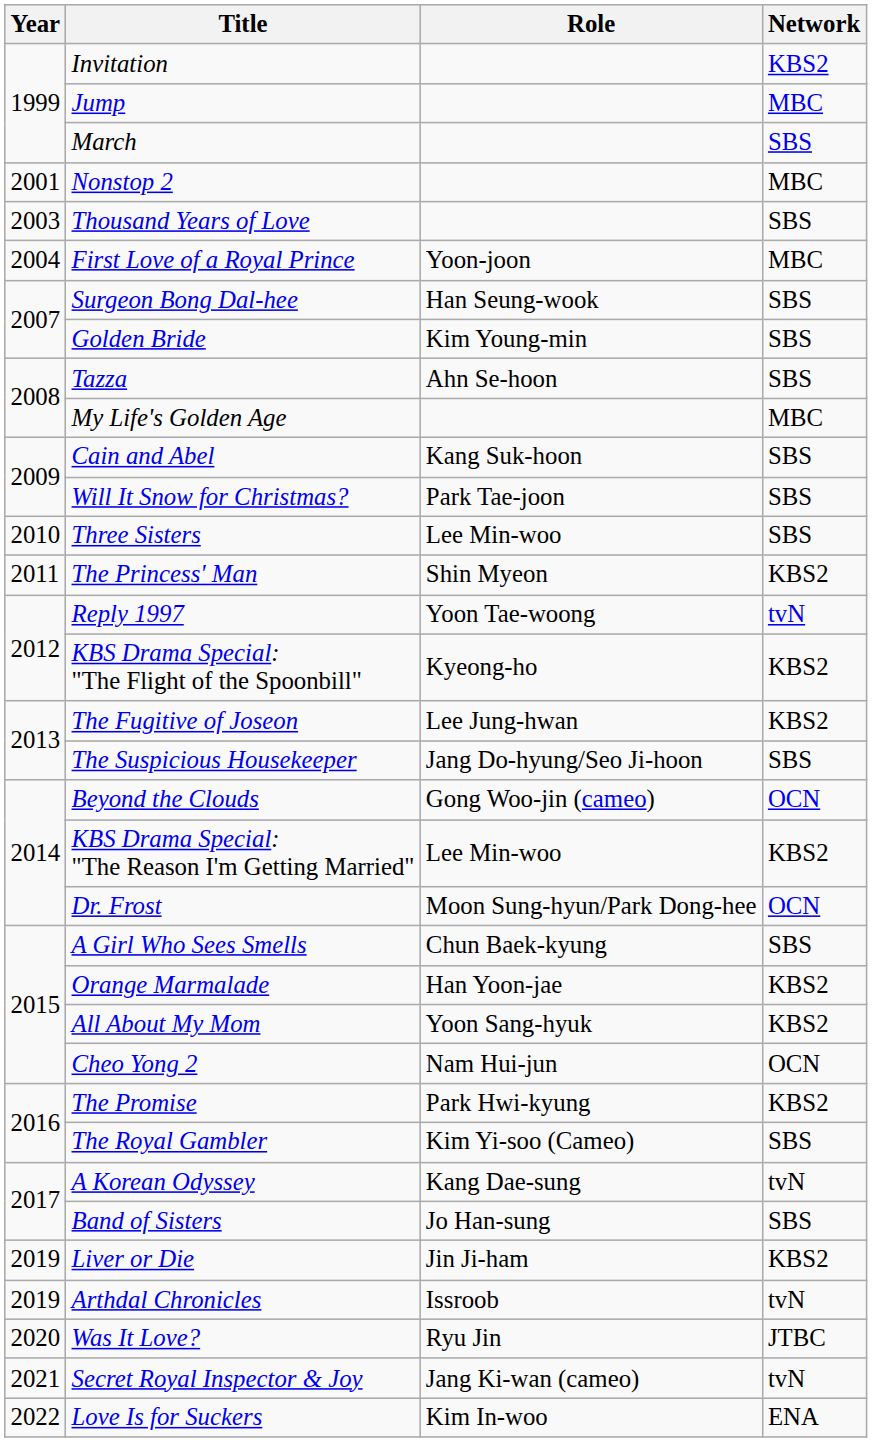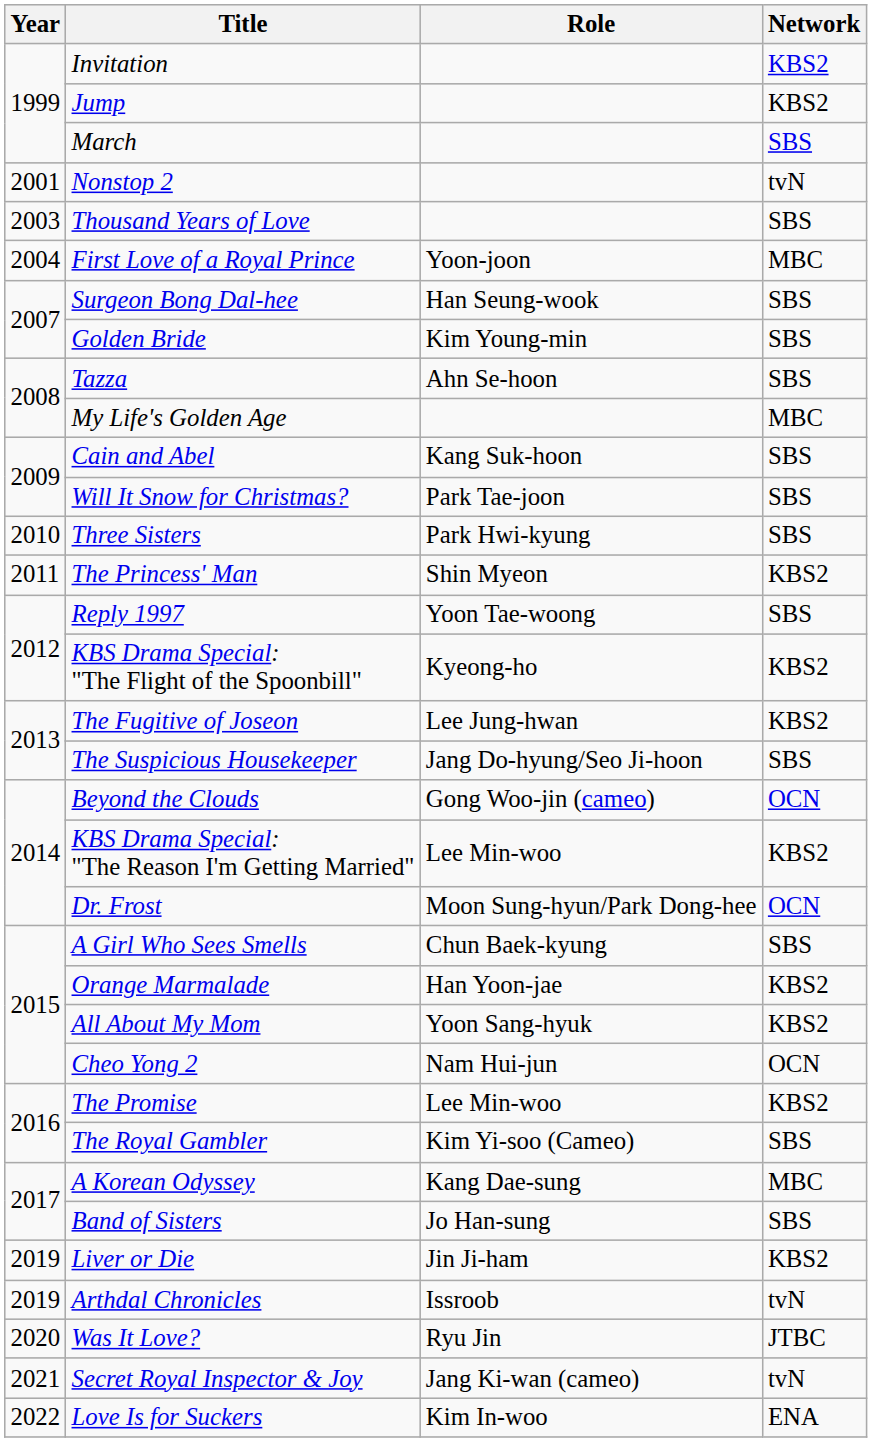(795, 102) MBC -> (798, 102) KBS2
(795, 181) MBC -> (787, 181) tvN
(494, 535) Lee Min-woo -> (508, 535) Park Hwi-kyung
(787, 614) tvN -> (790, 614) SBS
(508, 1102) Park Hwi-kyung -> (494, 1102) Lee Min-woo
(787, 1181) tvN -> (795, 1181) MBC
